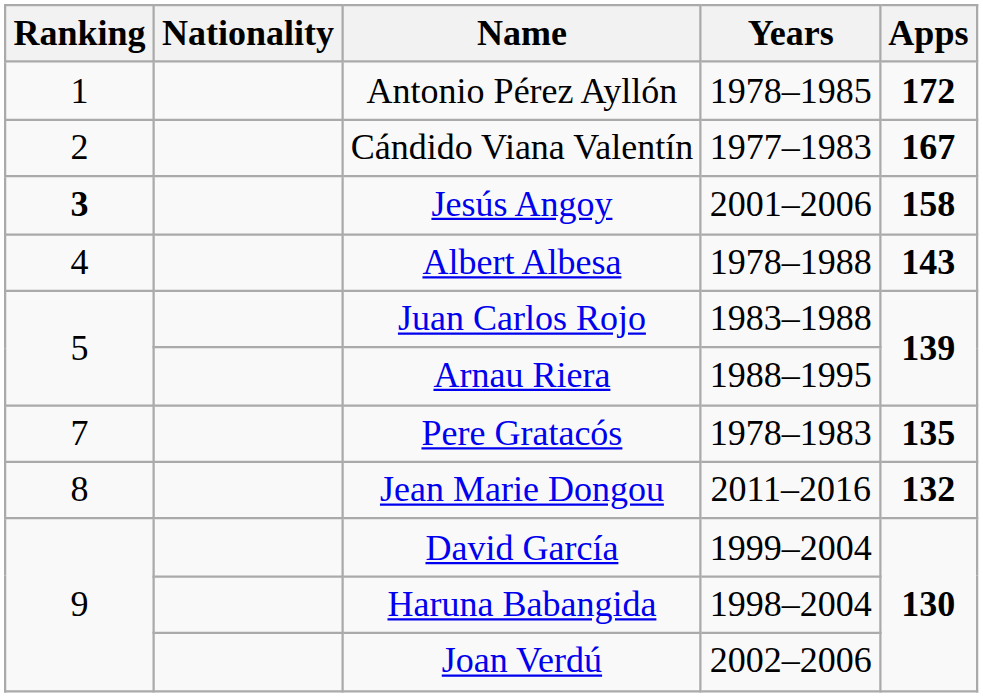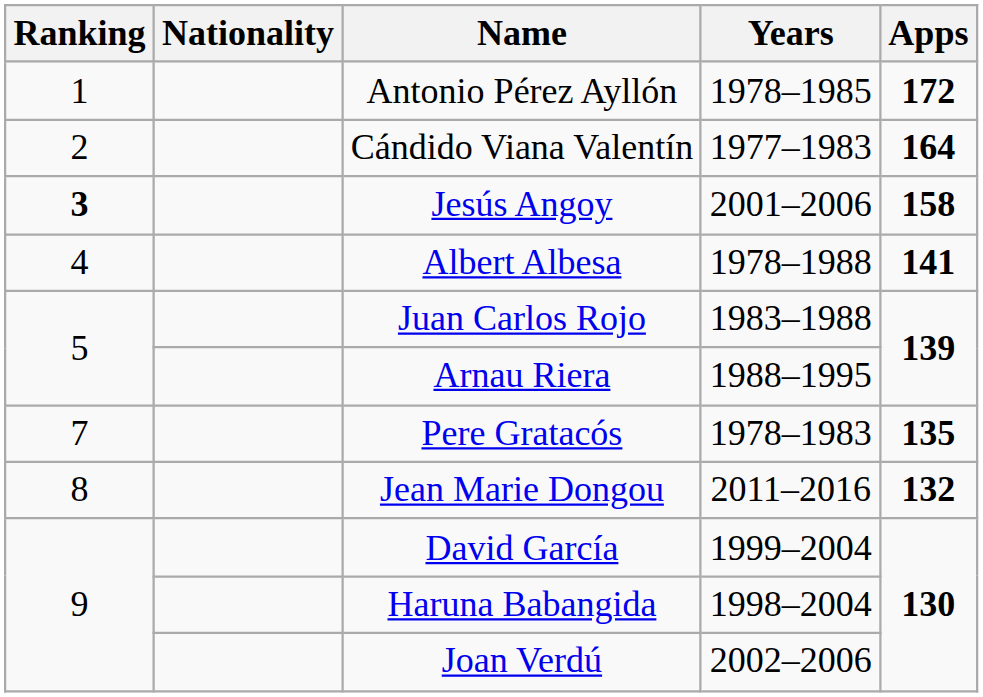(928, 147) 167 -> (928, 147) 164
(928, 261) 143 -> (928, 261) 141
